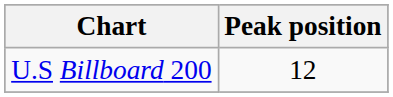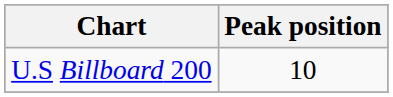(303, 69) 12 -> (303, 69) 10
